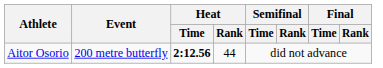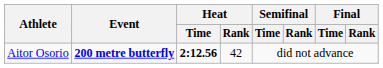(121, 53) normal -> (124, 53) bold
(230, 53) 44 -> (236, 53) 42
